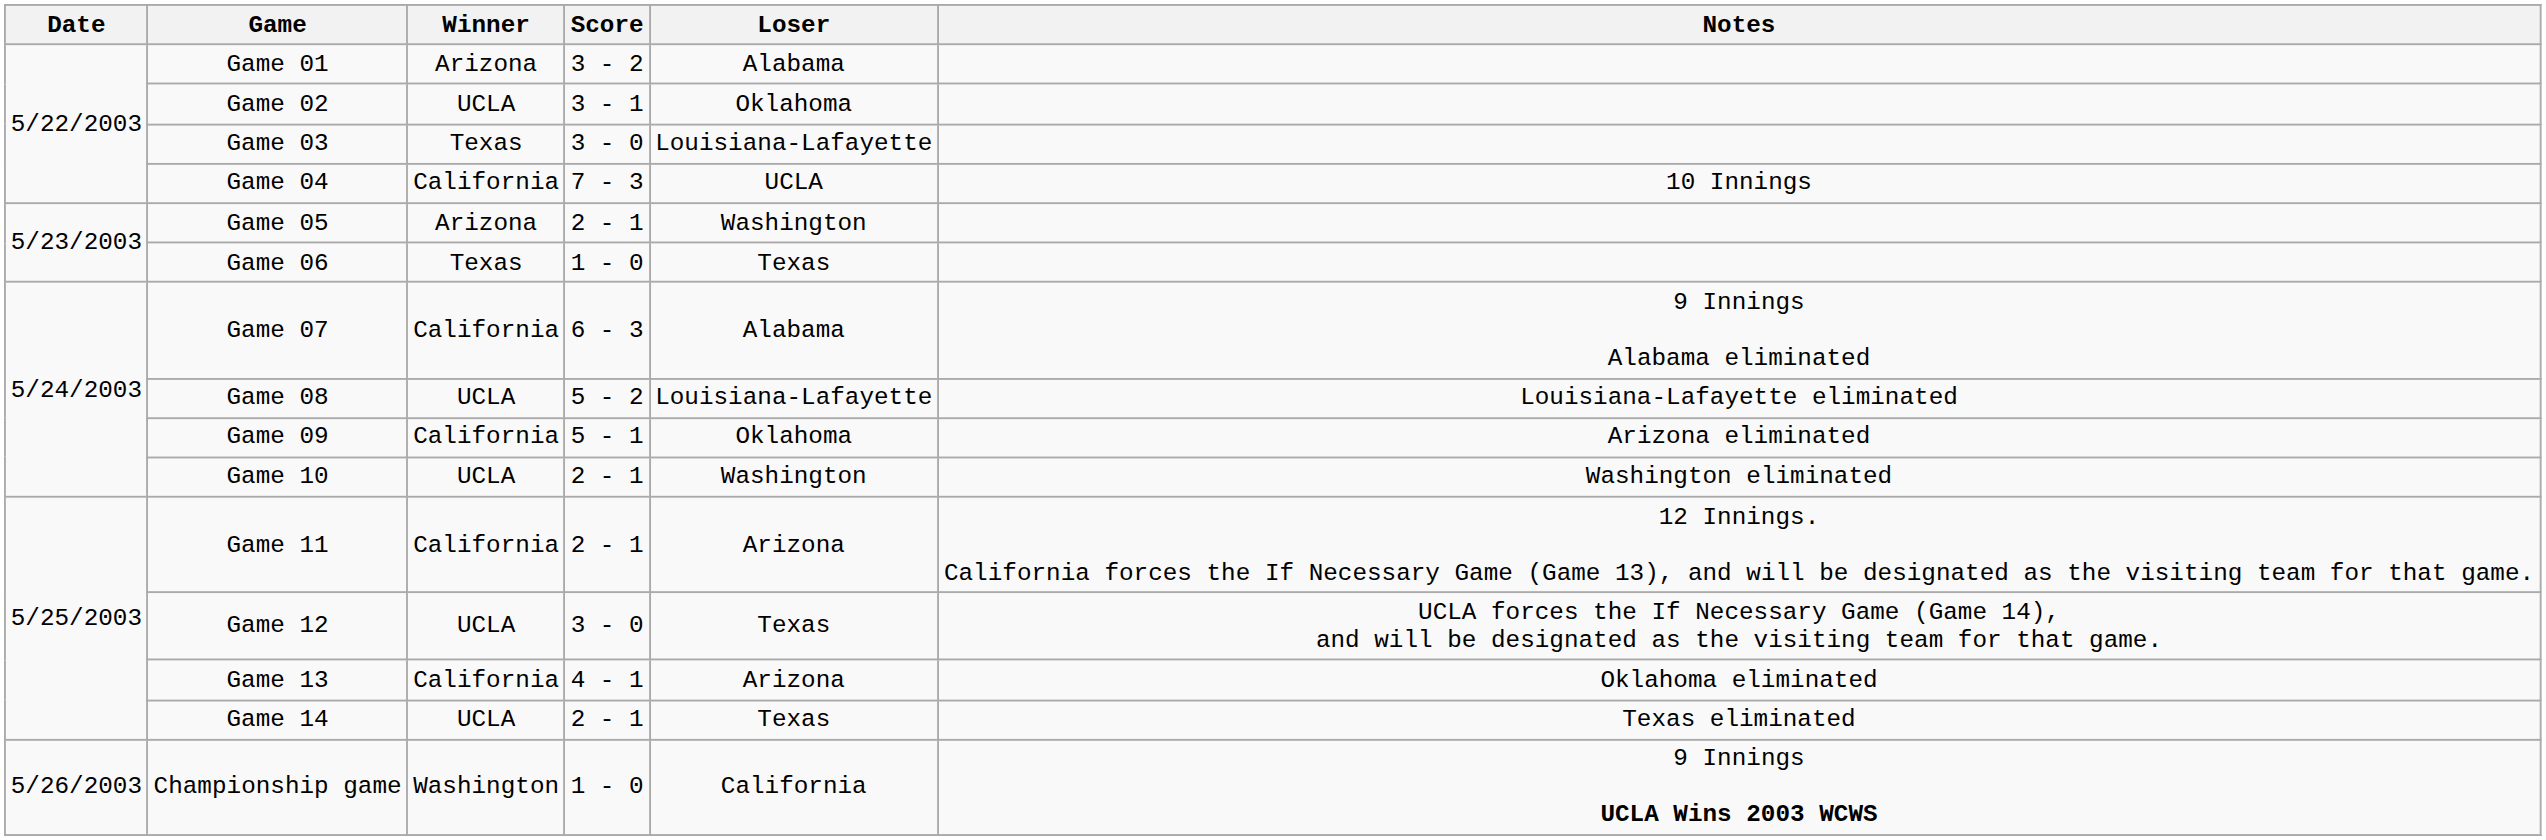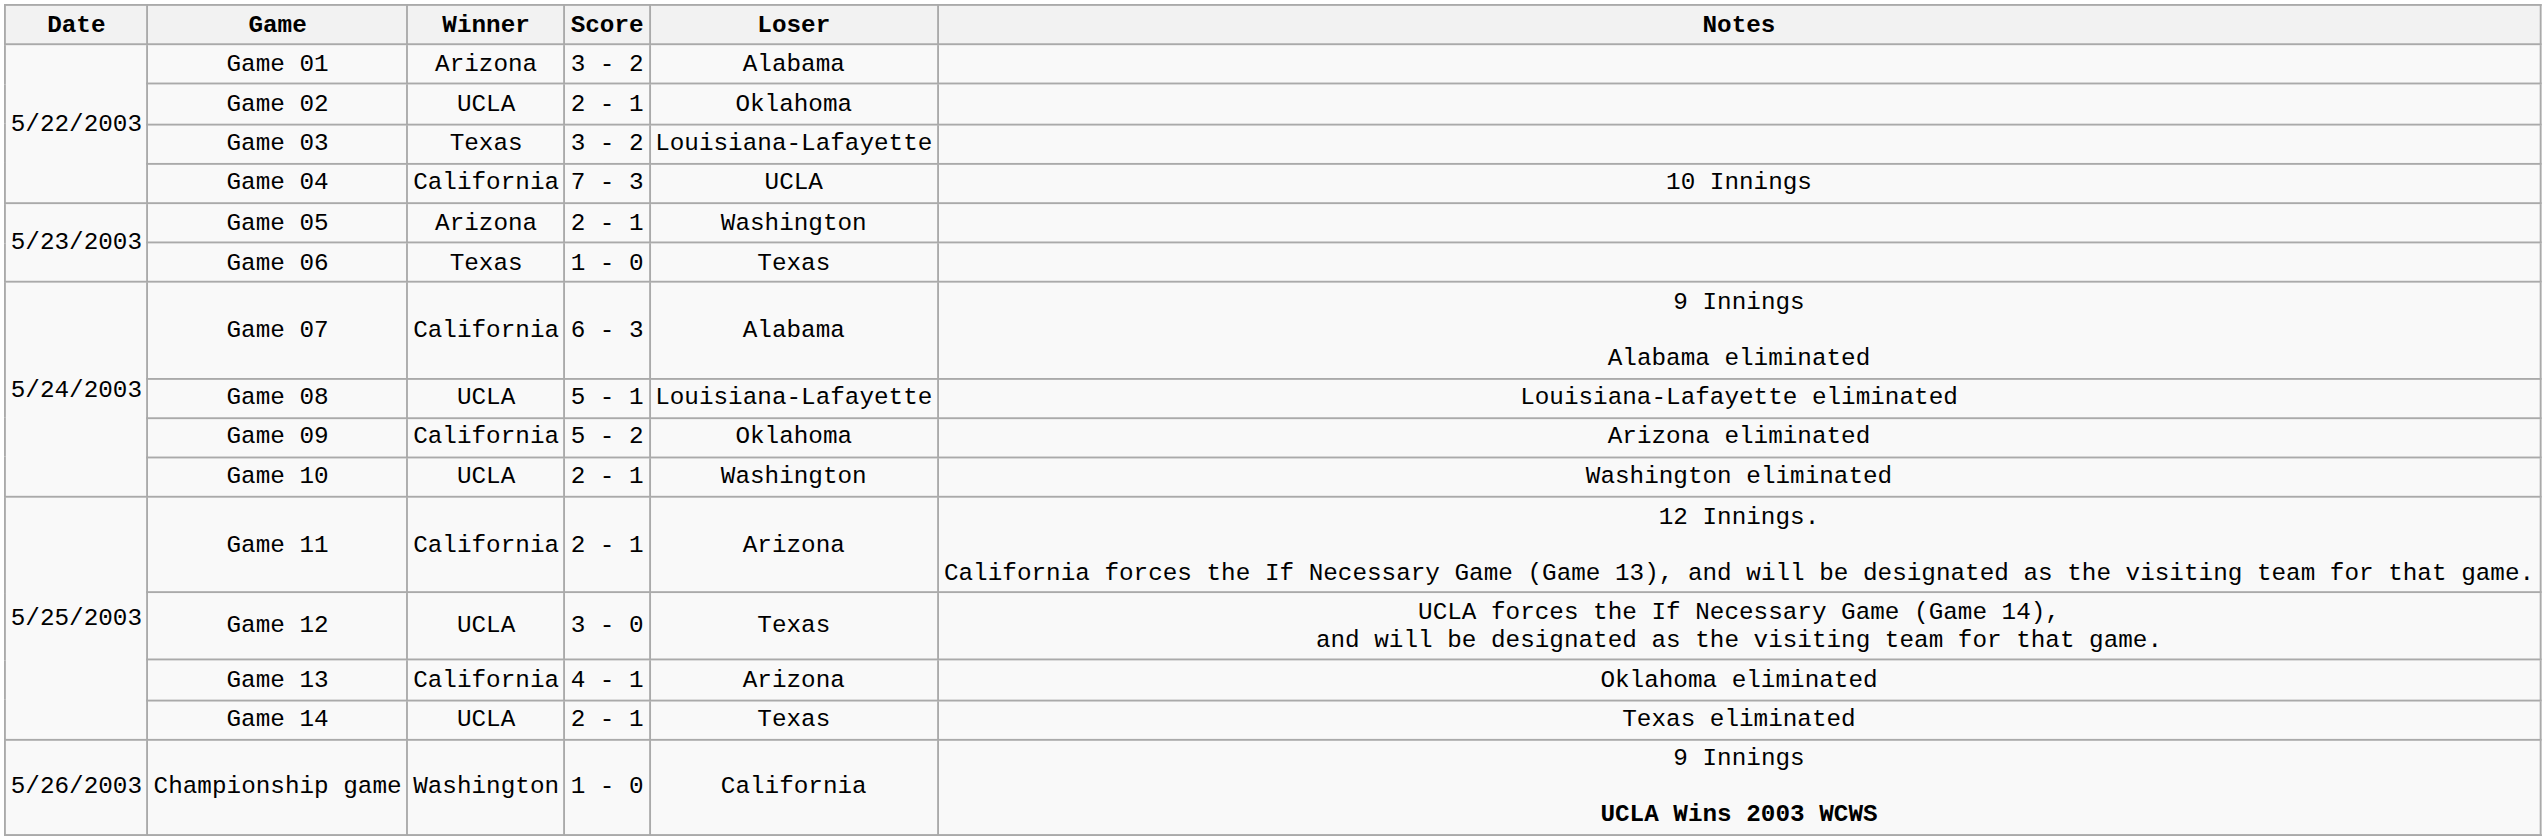(607, 104) 3 - 1 -> (607, 104) 2 - 1
(607, 144) 3 - 0 -> (607, 144) 3 - 2
(607, 398) 5 - 2 -> (607, 398) 5 - 1
(607, 437) 5 - 1 -> (607, 437) 5 - 2
